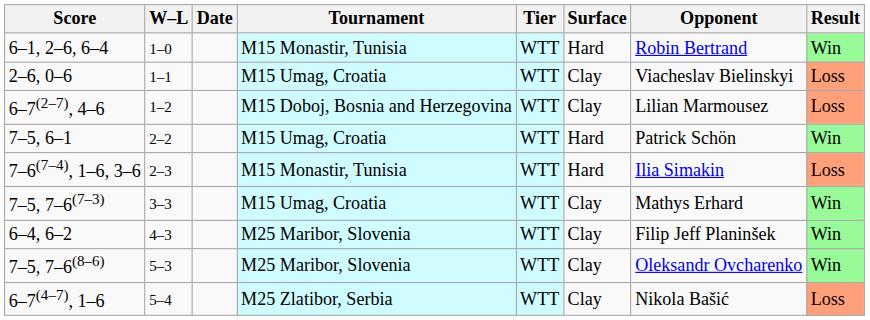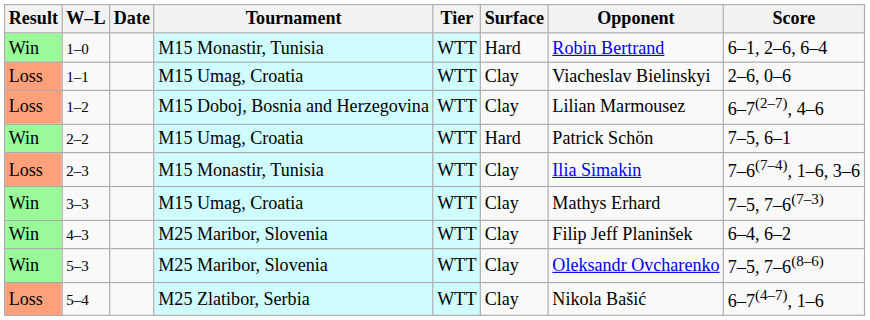columns swapped: (835, 18) <-> (75, 18)
(586, 169) Hard -> (502, 169) Clay
